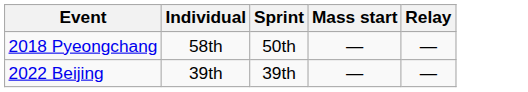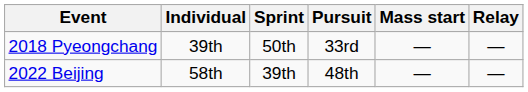+ column: (342, 18)
(206, 45) 58th -> (206, 45) 39th
(206, 73) 39th -> (206, 73) 58th
